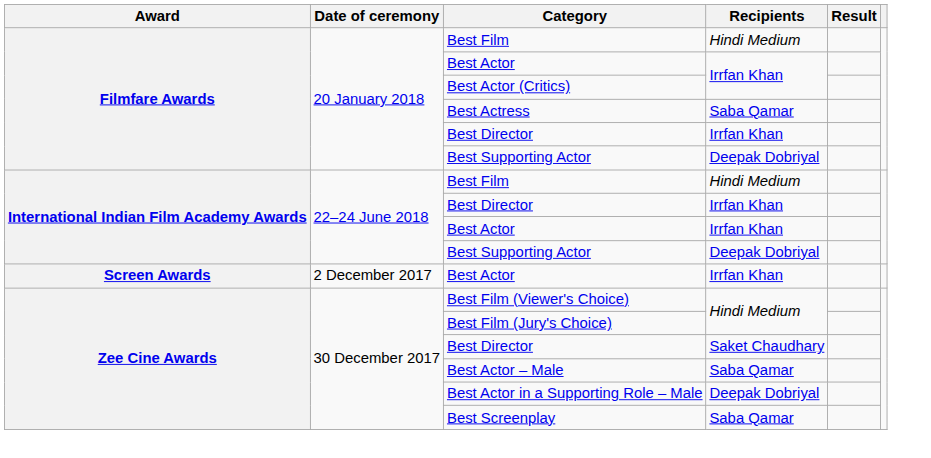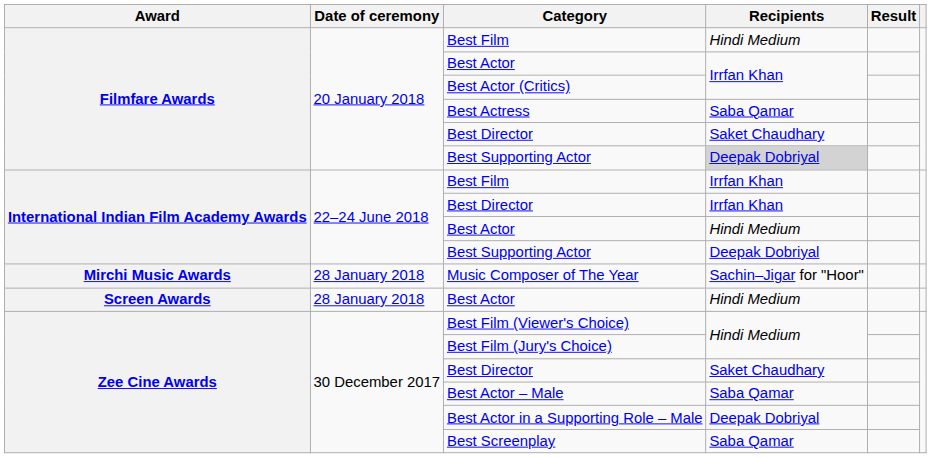(746, 134) Irrfan Khan -> (767, 134) Saket Chaudhary
(764, 157) no background -> (764, 157) lightgrey background
(755, 181) Hindi Medium -> (746, 181) Irrfan Khan
(746, 228) Irrfan Khan -> (755, 228) Hindi Medium
+ row: (157, 275)
(373, 275) 2 December 2017 -> (369, 299) 28 January 2018
(746, 275) Irrfan Khan -> (755, 299) Hindi Medium
